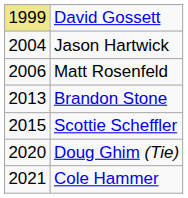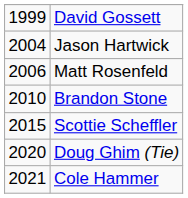(27, 17) khaki background -> (27, 17) no background
(27, 98) 2013 -> (27, 98) 2010
